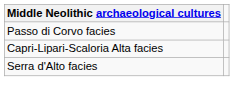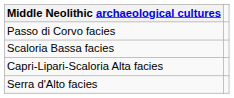+ row: (60, 48)
